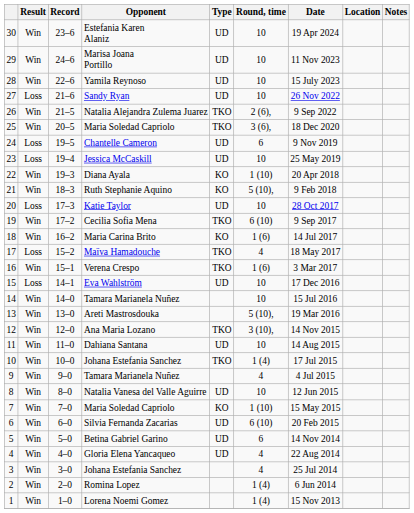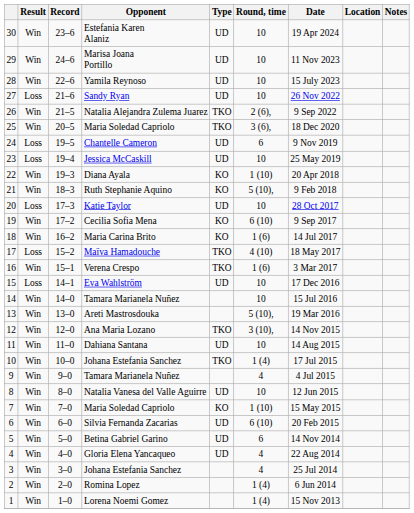(222, 221) TKO -> (222, 221) KO
(261, 252) 4 -> (261, 252) 4 (10)
